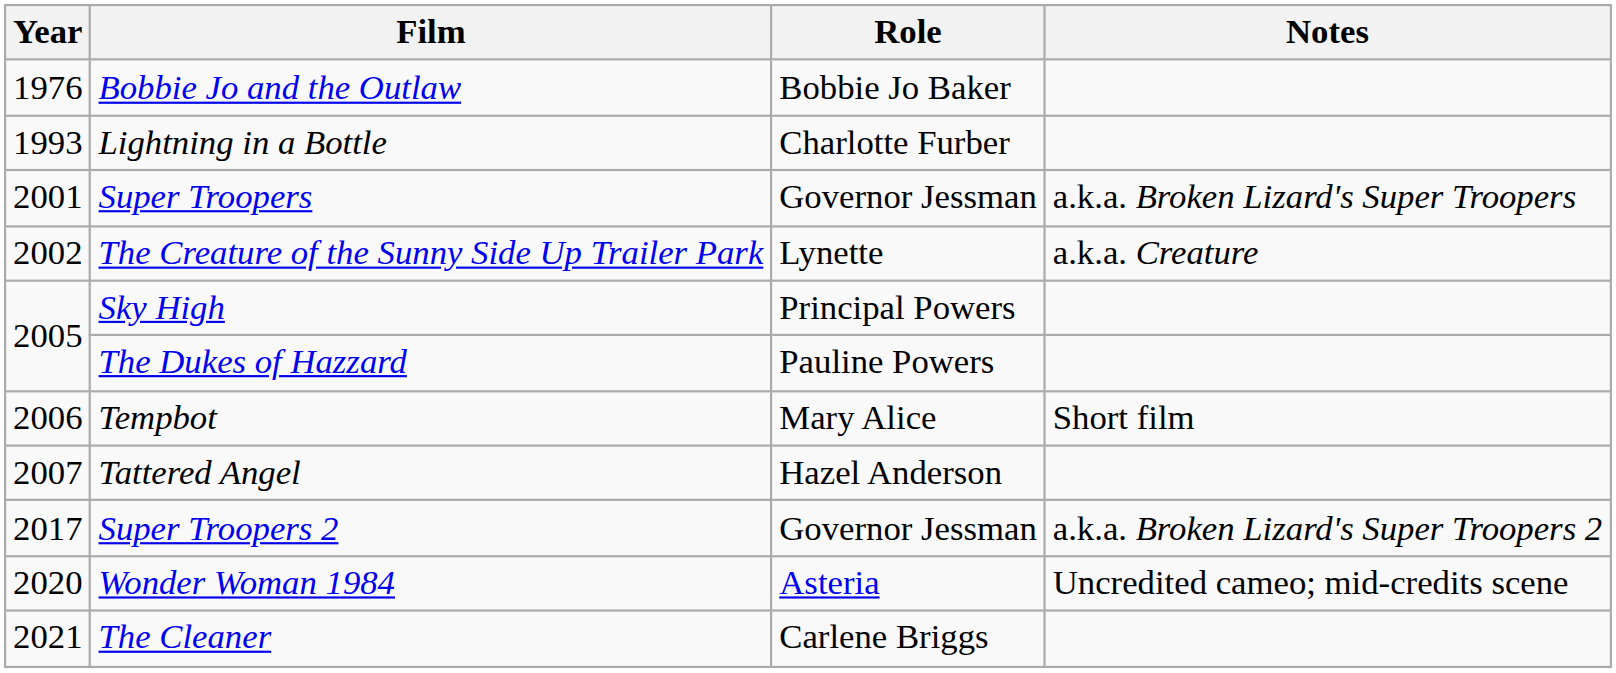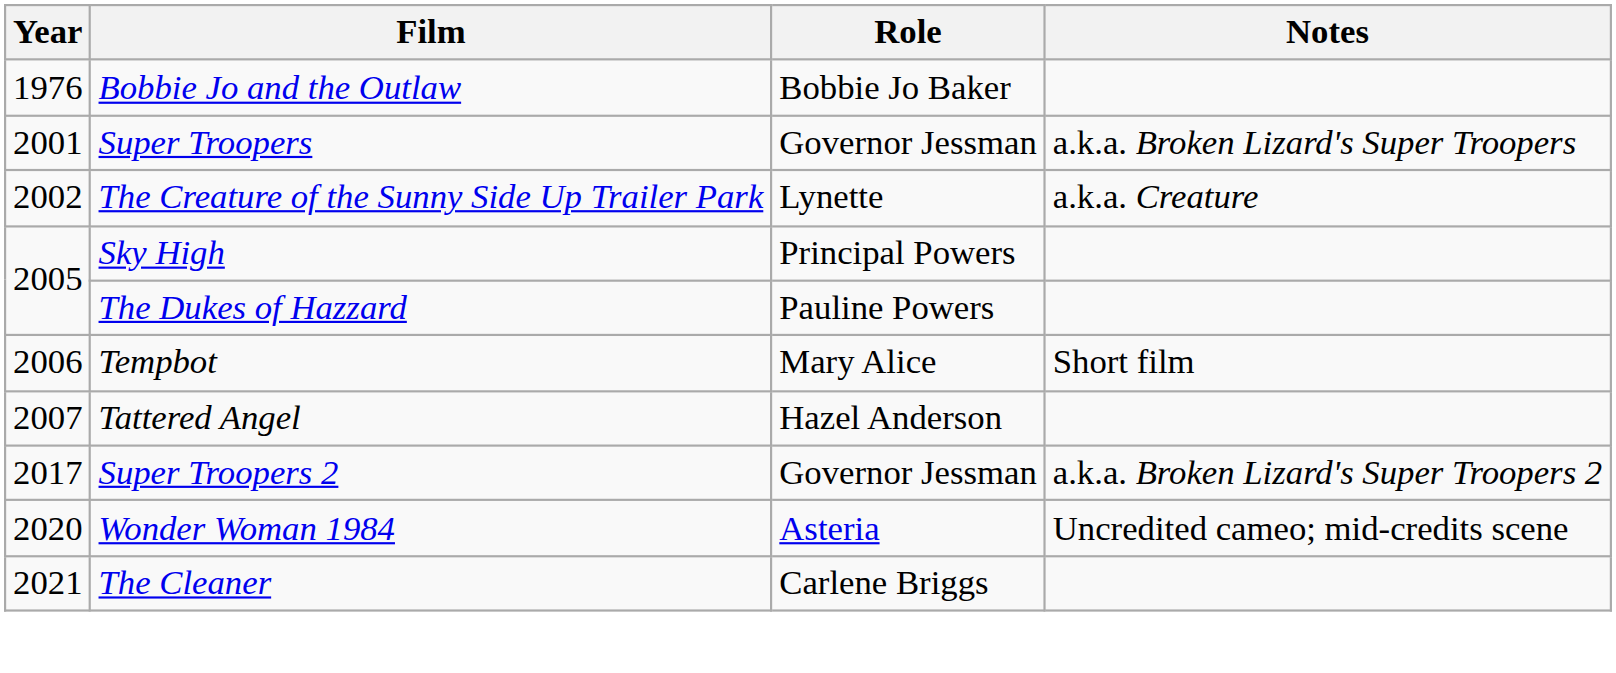- row: (243, 142)
